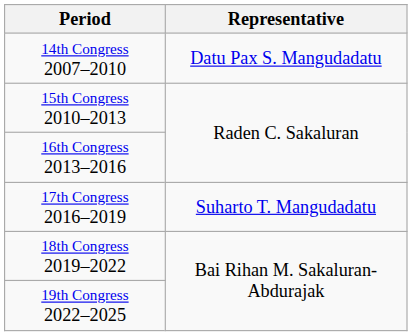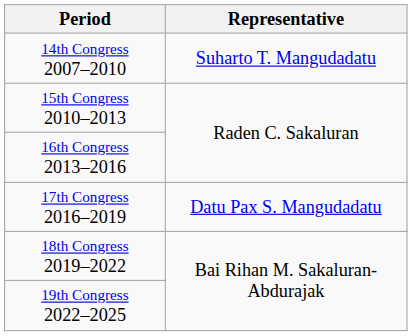(286, 58) Datu Pax S. Mangudadatu -> (286, 58) Suharto T. Mangudadatu
(286, 206) Suharto T. Mangudadatu -> (286, 206) Datu Pax S. Mangudadatu
